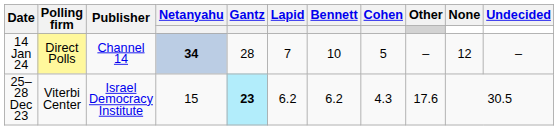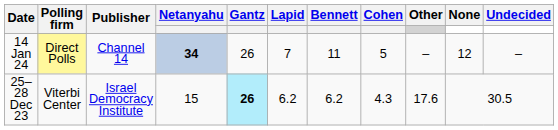(247, 53) 28 -> (247, 53) 26
(334, 53) 10 -> (334, 53) 11
(247, 99) 23 -> (247, 99) 26
